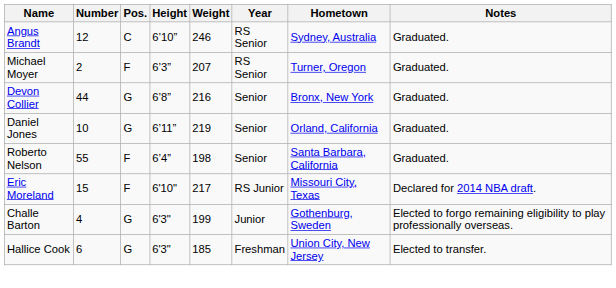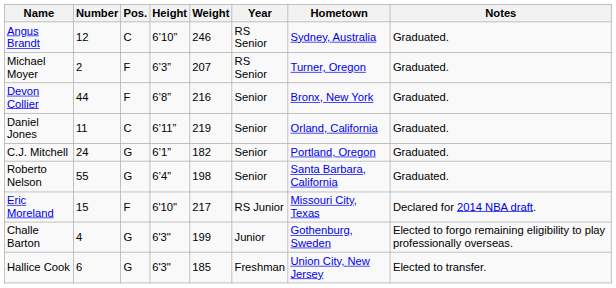(128, 98) G -> (127, 98) F
(82, 128) 10 -> (82, 128) 11
(128, 128) G -> (127, 128) C
+ row: (37, 152)
(127, 158) F -> (128, 176) G
